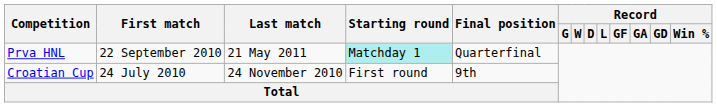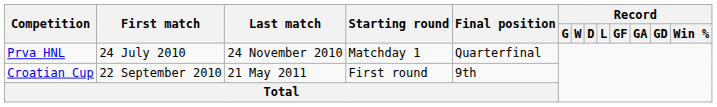(161, 53) 22 September 2010 -> (143, 53) 24 July 2010
(267, 53) 21 May 2011 -> (285, 53) 24 November 2010
(384, 53) paleturquoise background -> (384, 53) no background
(143, 73) 24 July 2010 -> (161, 73) 22 September 2010
(285, 73) 24 November 2010 -> (267, 73) 21 May 2011
